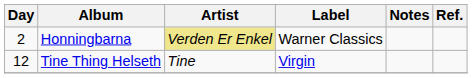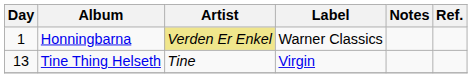(21, 38) 2 -> (21, 38) 1
(21, 61) 12 -> (21, 61) 13
